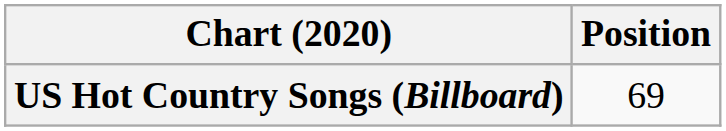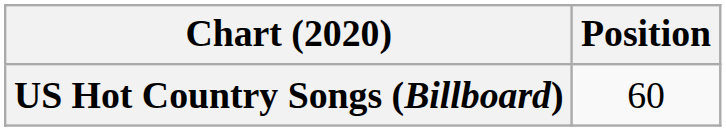(646, 94) 69 -> (646, 94) 60
